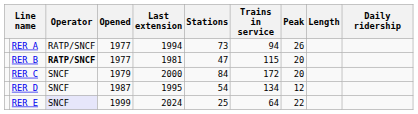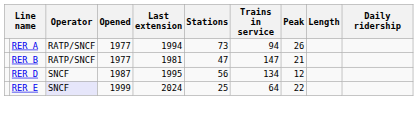(72, 60) bold -> (72, 60) normal
(271, 60) 115 -> (271, 60) 147
(299, 60) 20 -> (299, 60) 21
- row: (25, 74)
(223, 88) 54 -> (223, 74) 56
